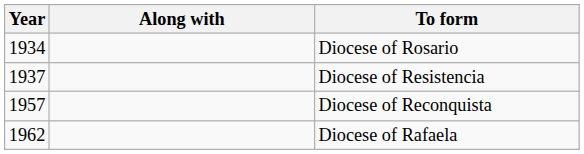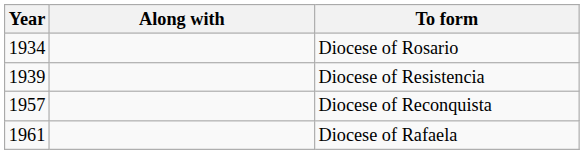(27, 76) 1937 -> (27, 76) 1939
(27, 134) 1962 -> (27, 134) 1961
